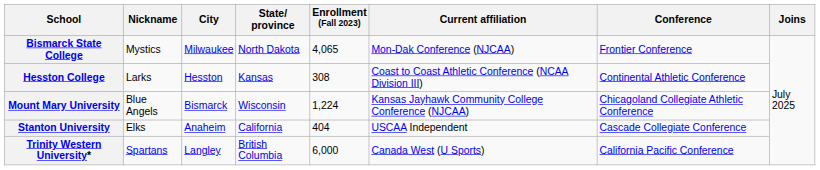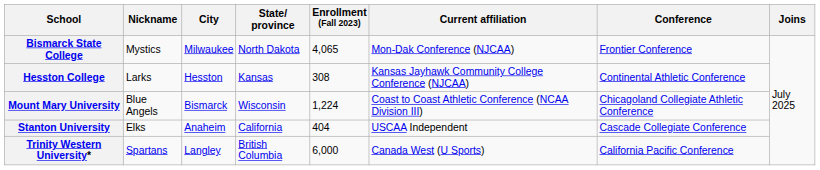(470, 77) Coast to Coast Athletic Conference (NCAA Division III) -> (457, 77) Kansas Jayhawk Community College Conference (NJCAA)
(457, 105) Kansas Jayhawk Community College Conference (NJCAA) -> (470, 105) Coast to Coast Athletic Conference (NCAA Division III)
